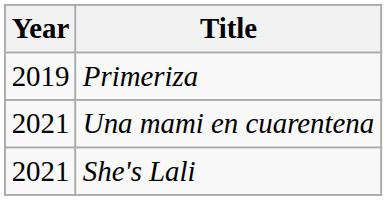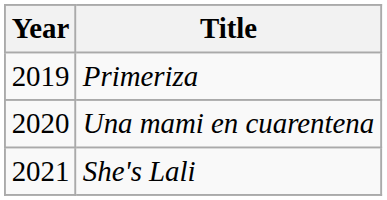(41, 123) 2021 -> (41, 123) 2020
